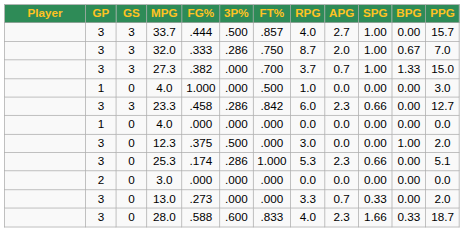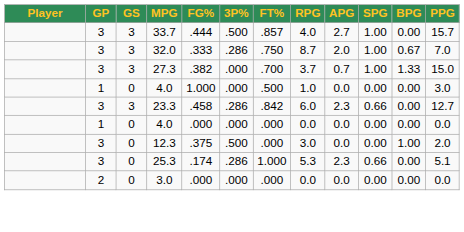- row: (101, 198)
- row: (101, 217)
